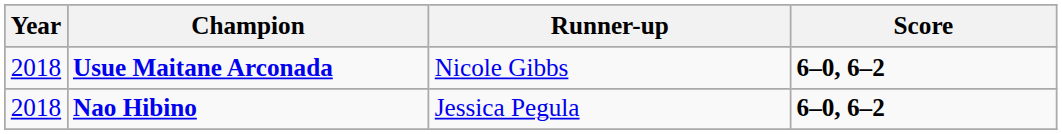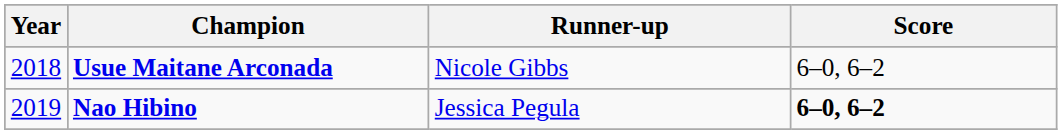(841, 67) bold -> (841, 67) normal
(36, 108) 2018 -> (36, 108) 2019
